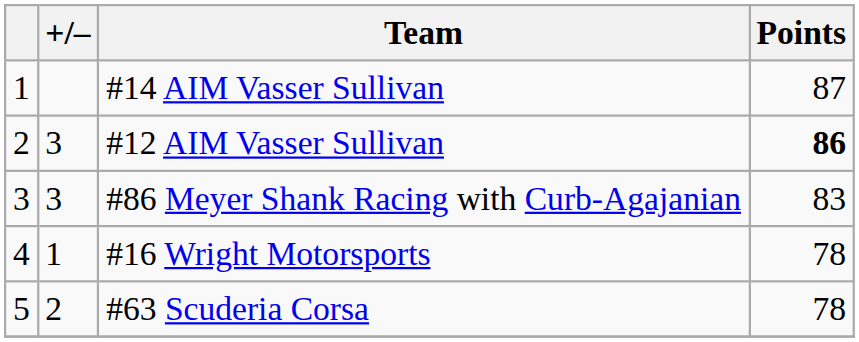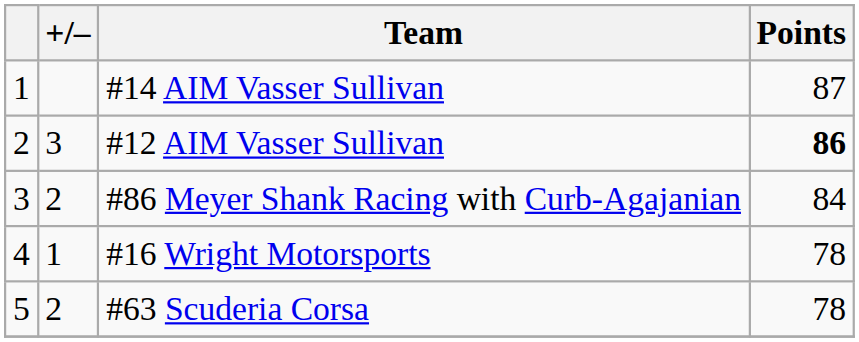(54, 198) 3 -> (54, 198) 2
(829, 198) 83 -> (829, 198) 84
